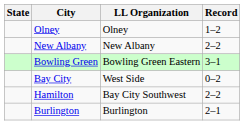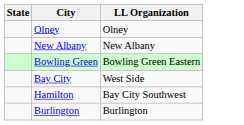- column: (221, 12)
